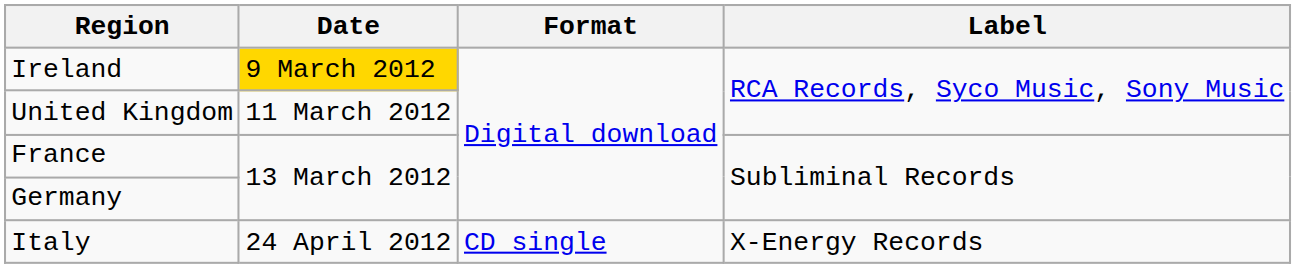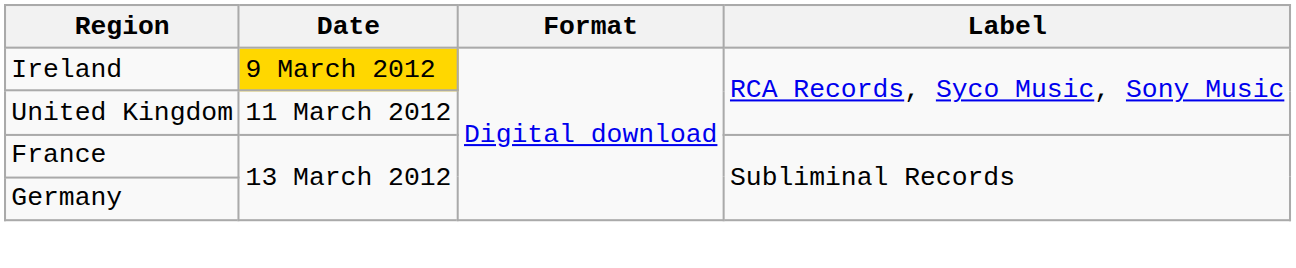- row: (51, 242)
